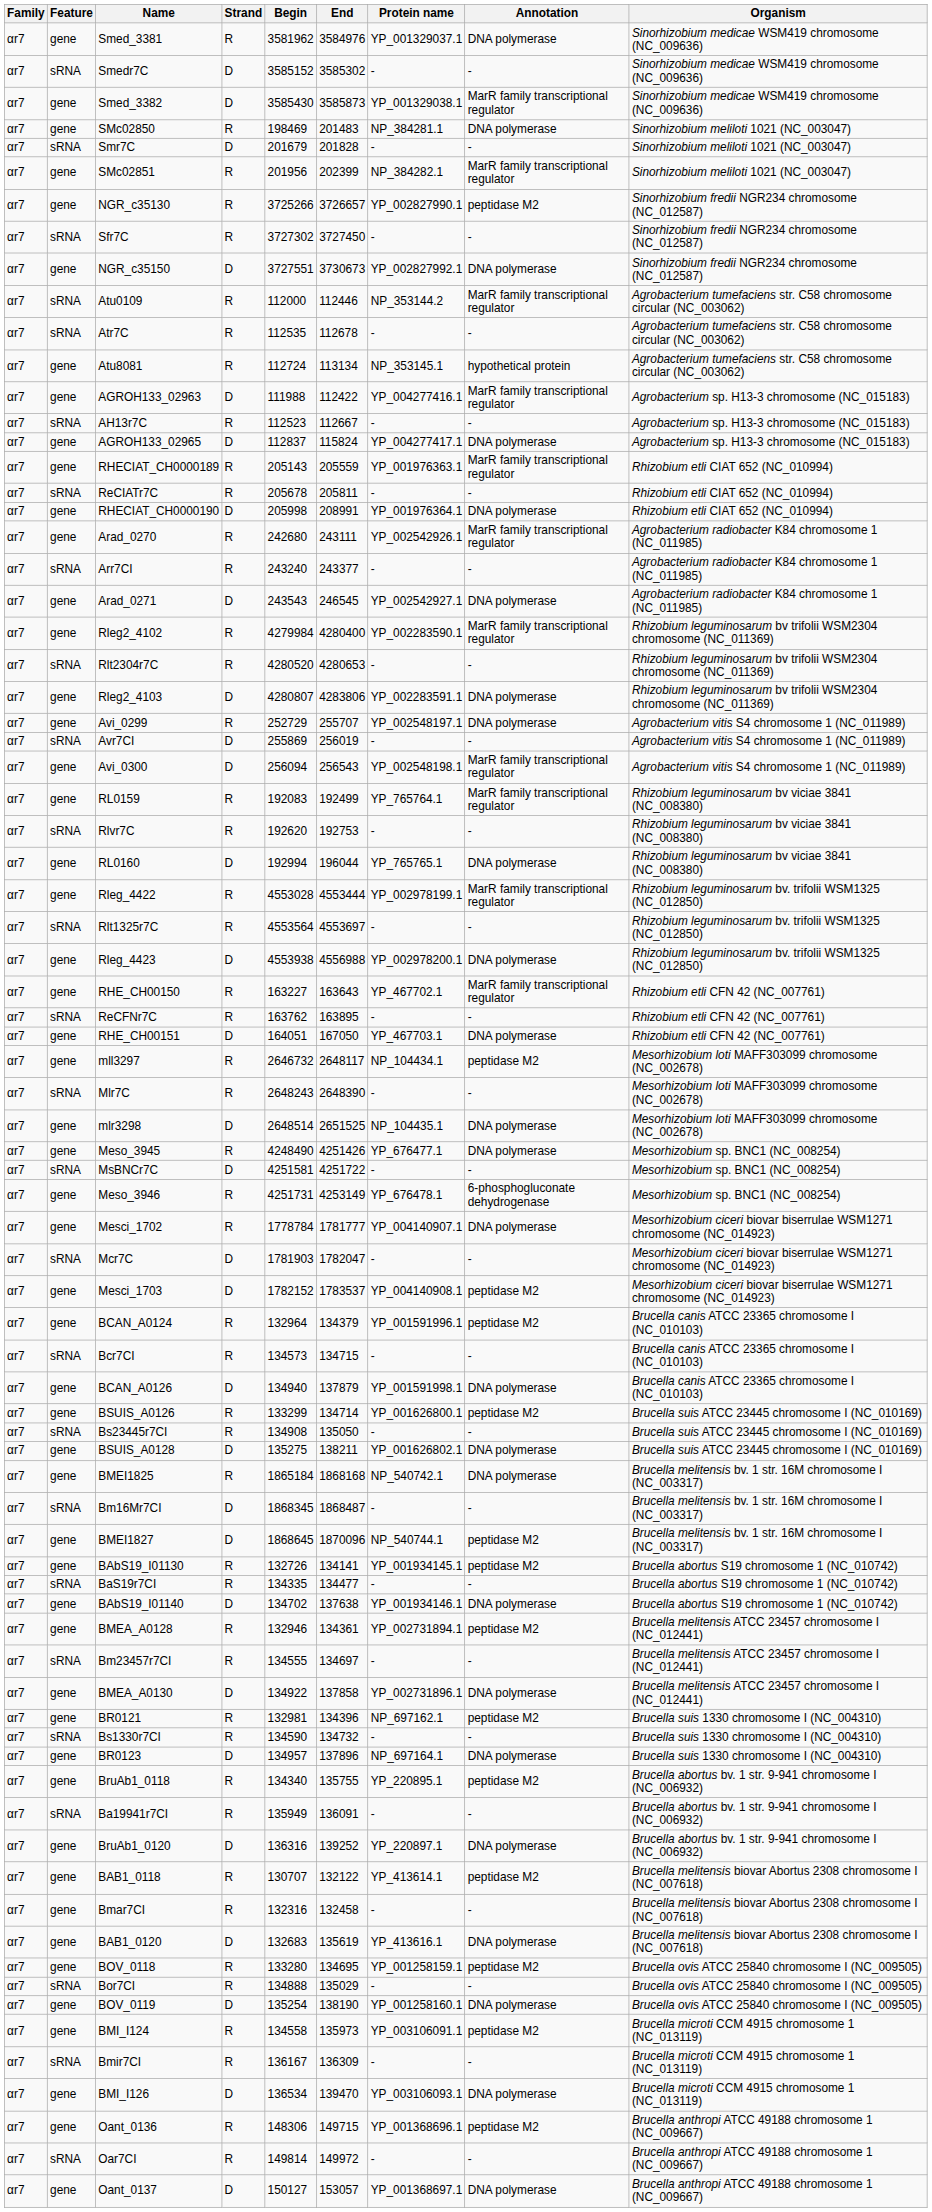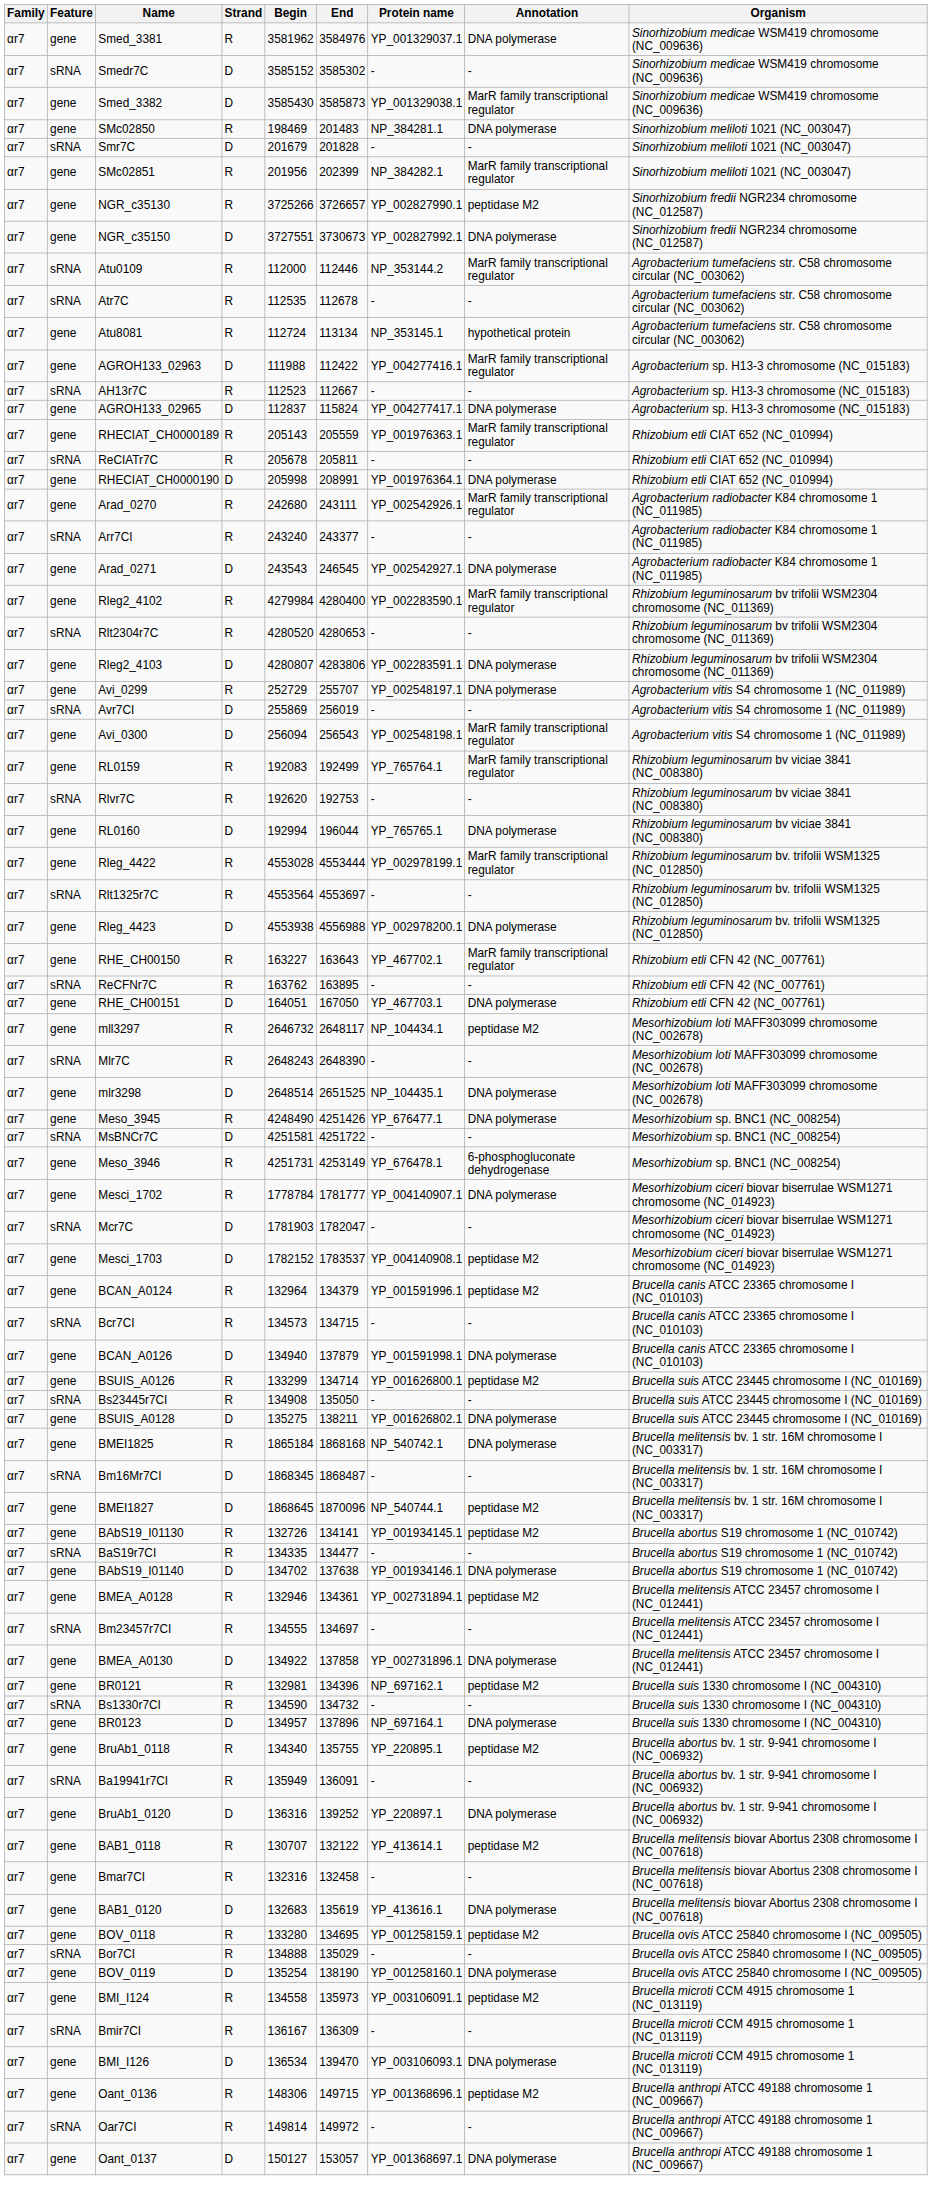- row: (113, 237)
